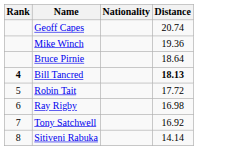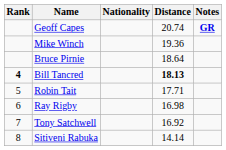+ column: (207, 12)
(173, 91) 17.72 -> (173, 91) 17.71
